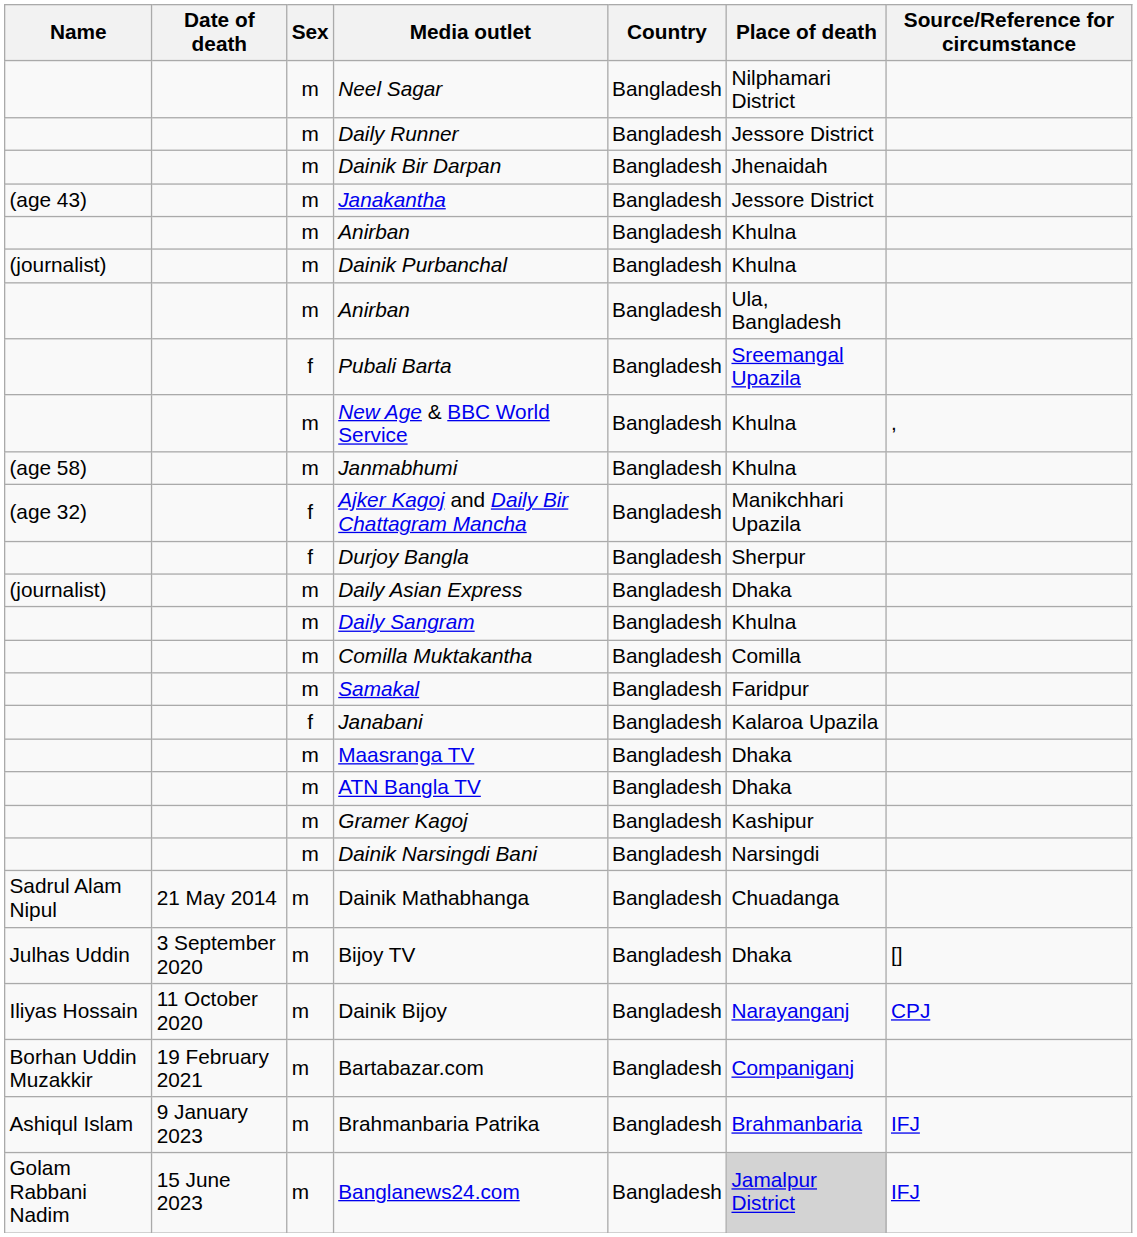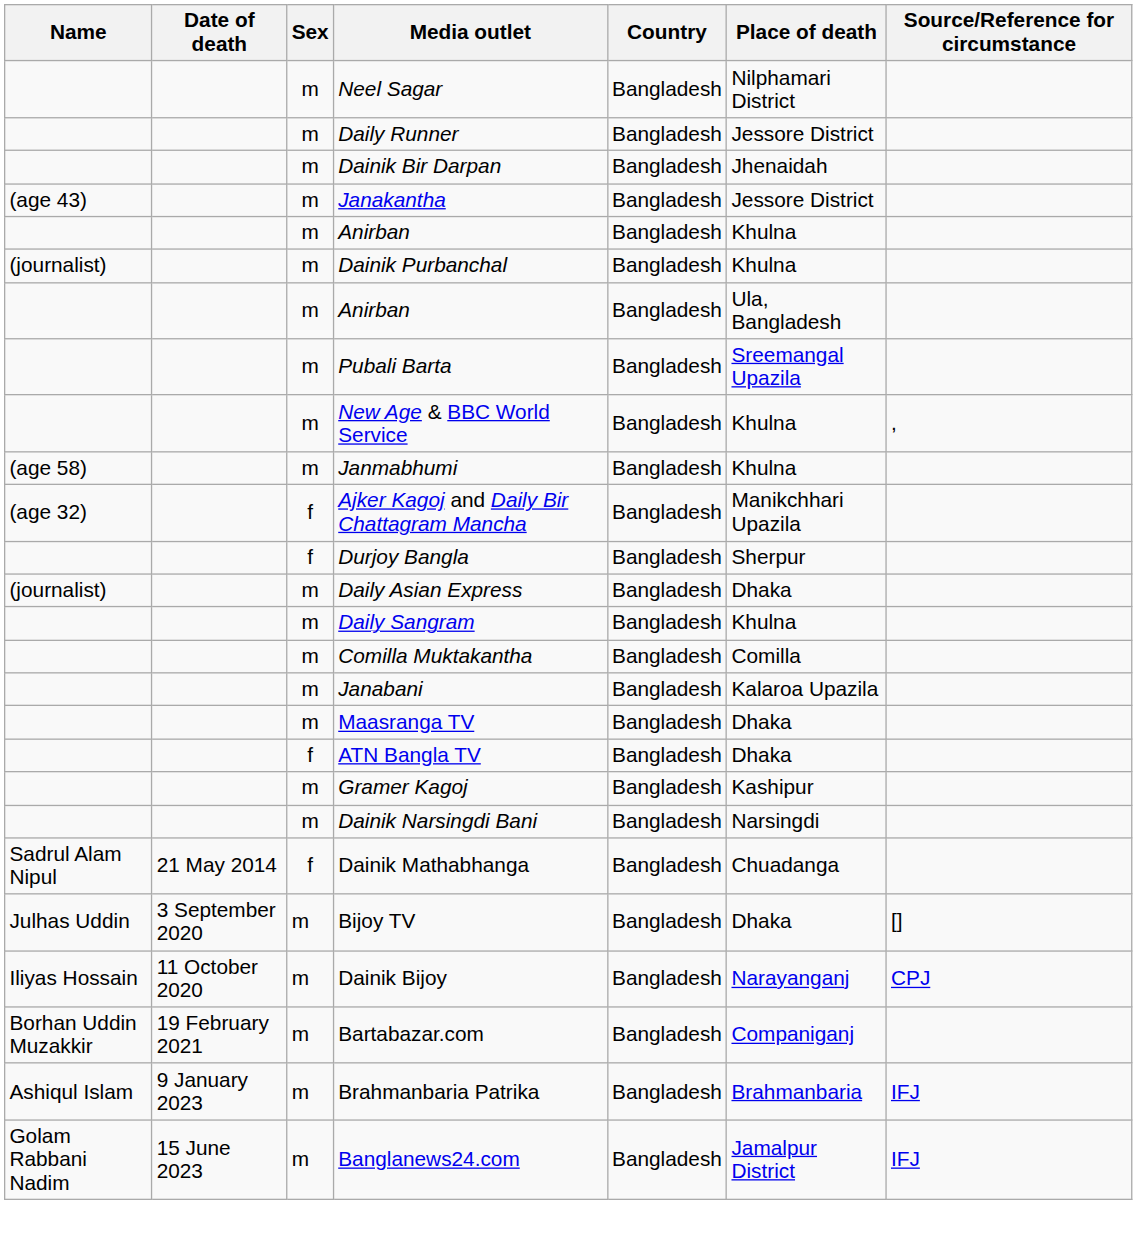(310, 366) f -> (310, 366) m
- row: (78, 689)
(310, 722) f -> (310, 689) m
(310, 788) m -> (310, 755) f
(300, 898) m -> (310, 865) f
(774, 1192) lightgrey background -> (774, 1159) no background
